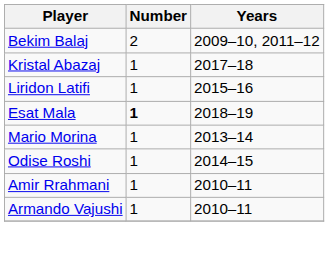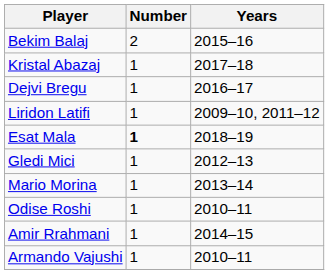(257, 40) 2009–10, 2011–12 -> (224, 40) 2015–16
+ row: (47, 88)
(224, 88) 2015–16 -> (257, 112) 2009–10, 2011–12
+ row: (41, 161)
(224, 161) 2014–15 -> (223, 209) 2010–11
(223, 185) 2010–11 -> (224, 233) 2014–15
